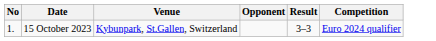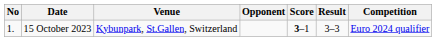+ column: (302, 12)
